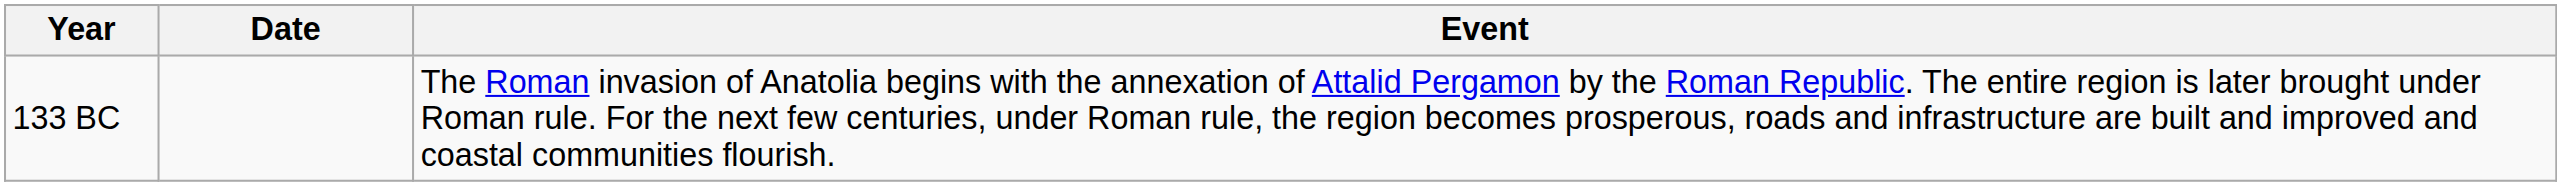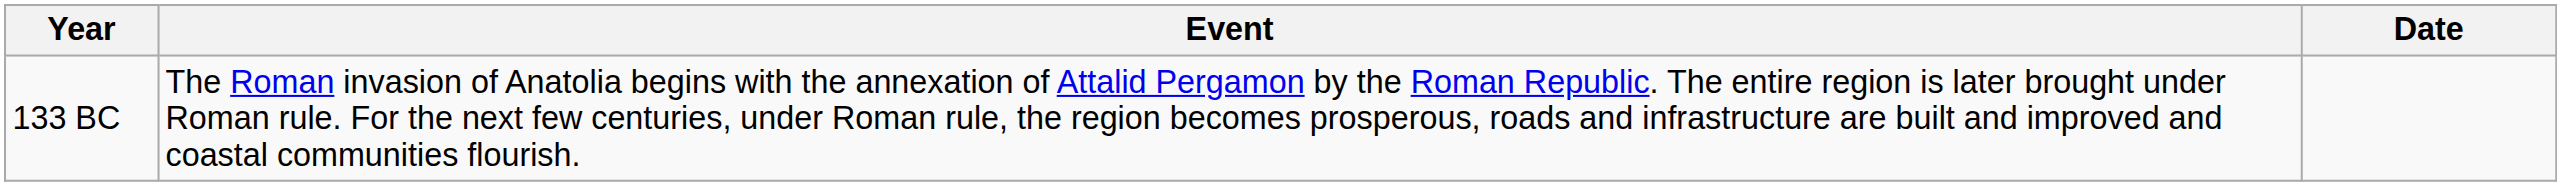columns swapped: (286, 30) <-> (1485, 30)
